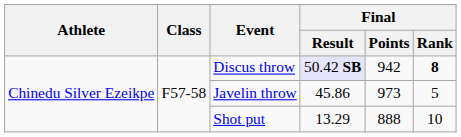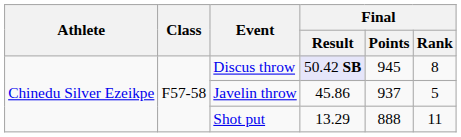(389, 68) 942 -> (389, 68) 945
(435, 68) bold -> (435, 68) normal
(389, 93) 973 -> (389, 93) 937
(435, 119) 10 -> (435, 119) 11
